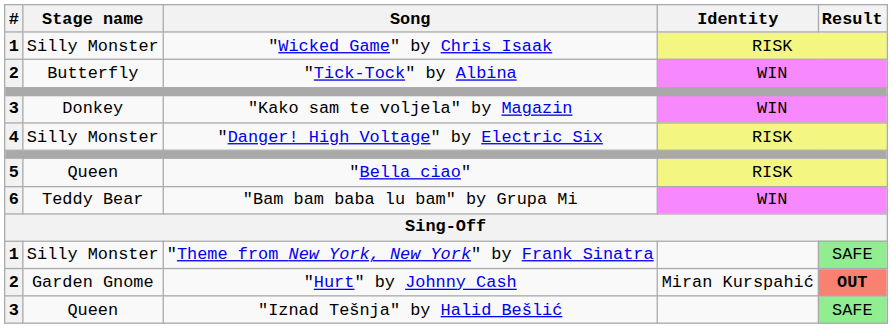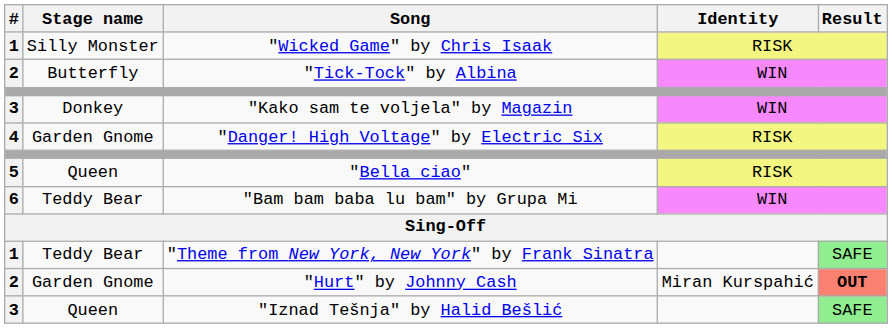(93, 137) Silly Monster -> (93, 137) Garden Gnome
(93, 255) Silly Monster -> (93, 255) Teddy Bear
